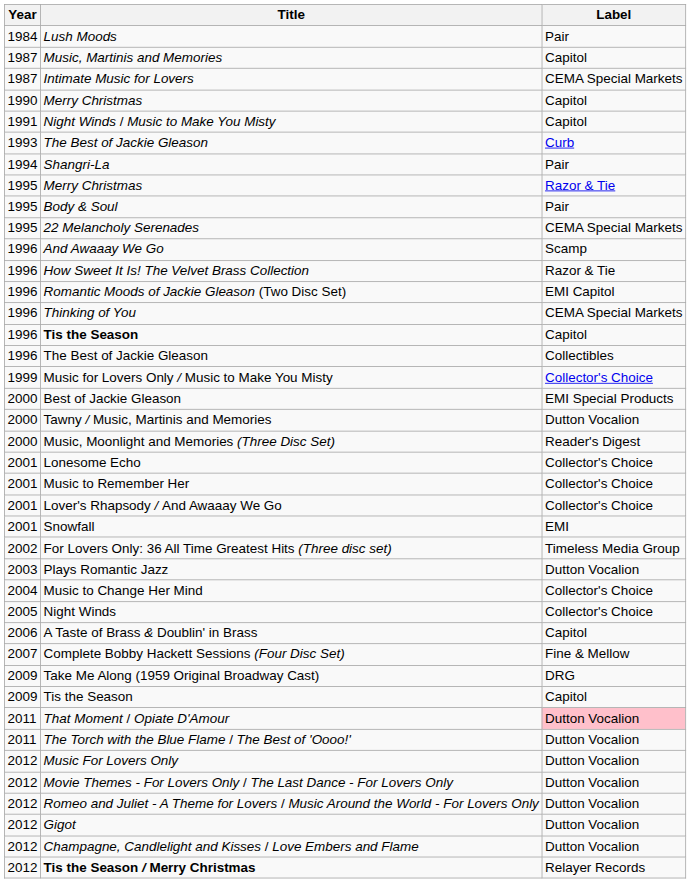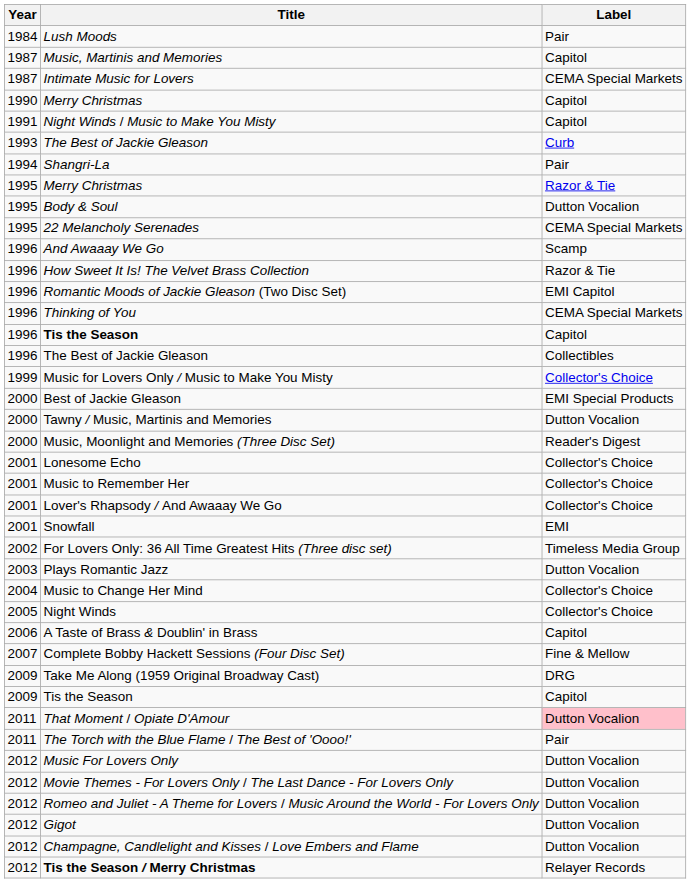(557, 206) Pair -> (592, 206) Dutton Vocalion
(592, 739) Dutton Vocalion -> (557, 739) Pair
